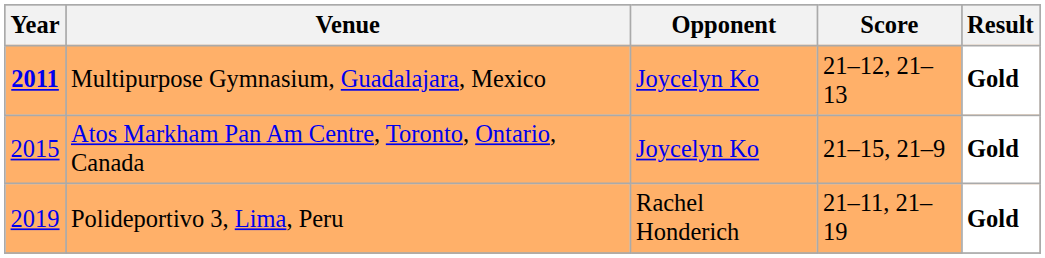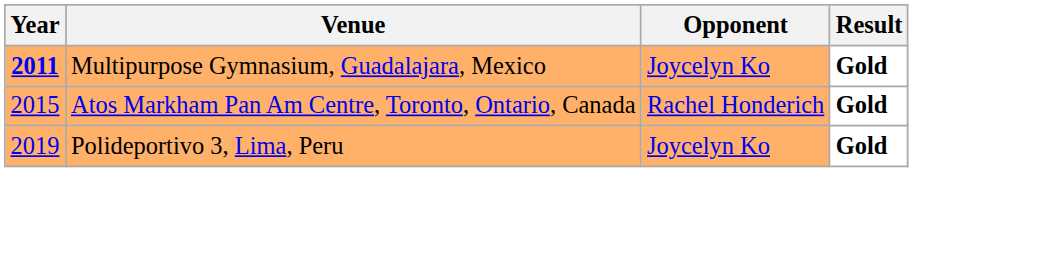- column: (889, 25)
(698, 149) Joycelyn Ko -> (736, 105) Rachel Honderich
(688, 218) Rachel Honderich -> (709, 146) Joycelyn Ko
